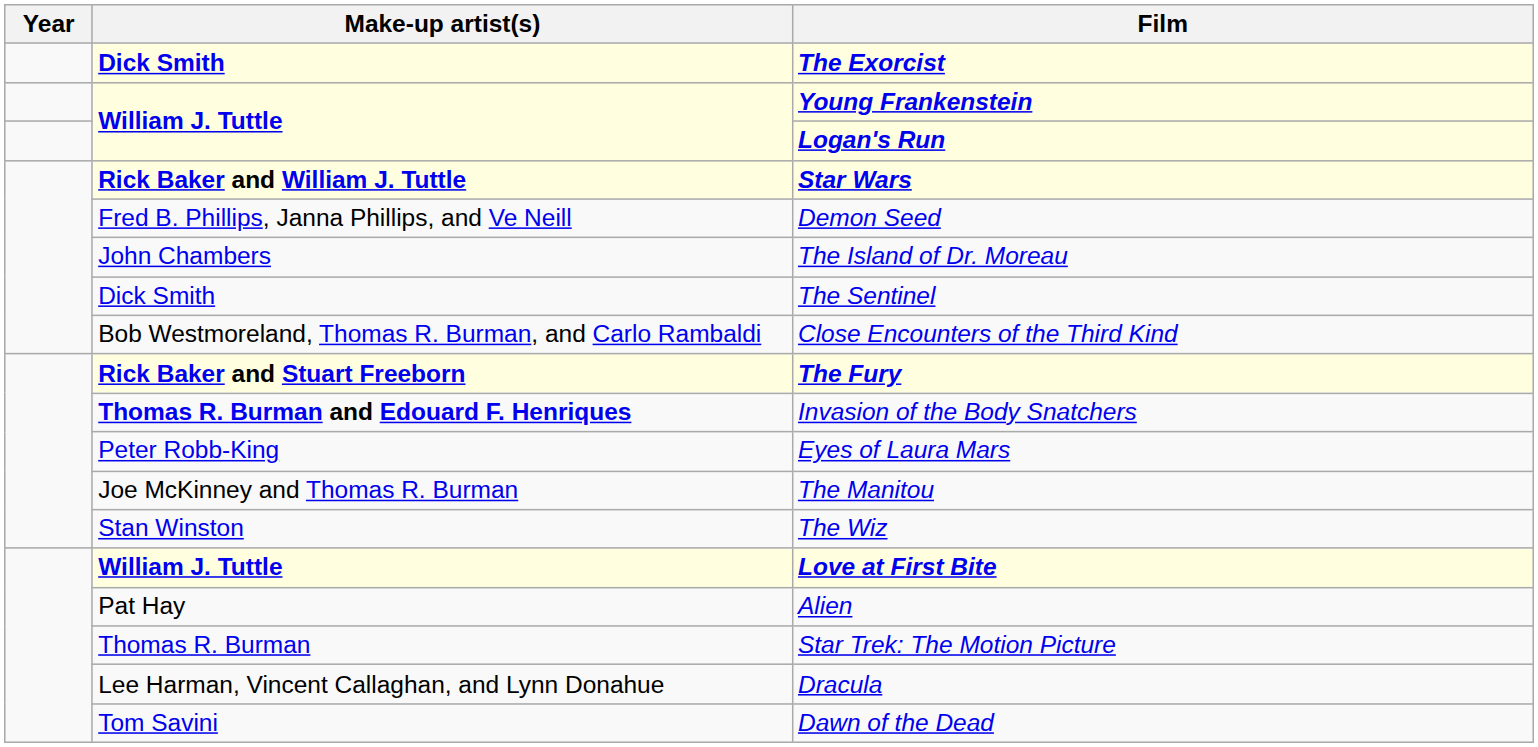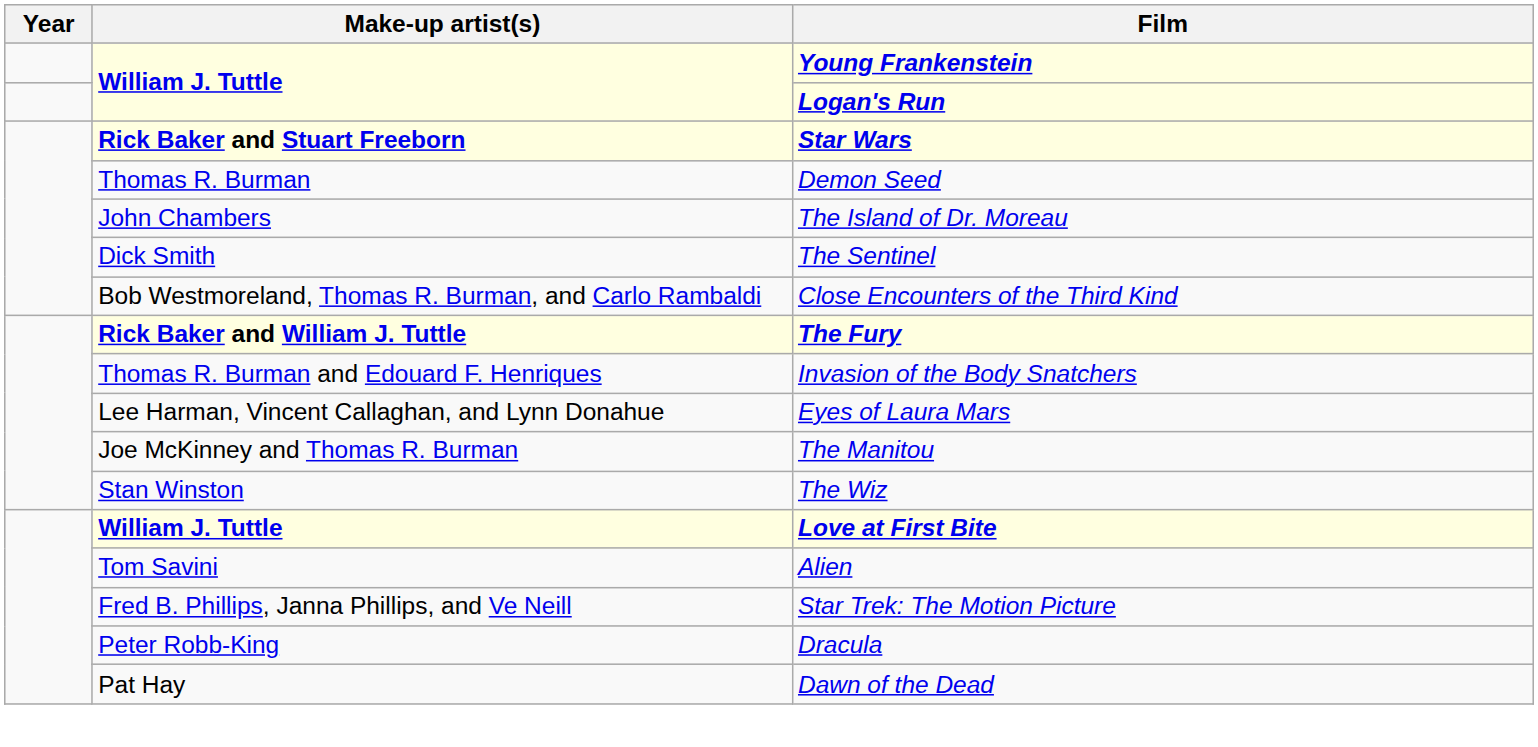- row: (871, 62)
(282, 179) Rick Baker and William J. Tuttle -> (282, 140) Rick Baker and Stuart Freeborn
(335, 218) Fred B. Phillips, Janna Phillips, and Ve Neill -> (204, 179) Thomas R. Burman
(282, 373) Rick Baker and Stuart Freeborn -> (282, 334) Rick Baker and William J. Tuttle
(365, 412) bold -> (350, 373) normal
(189, 450) Peter Robb-King -> (381, 412) Lee Harman, Vincent Callaghan, and Lynn Donahue
(142, 606) Pat Hay -> (158, 567) Tom Savini
(204, 645) Thomas R. Burman -> (335, 606) Fred B. Phillips, Janna Phillips, and Ve Neill
(381, 683) Lee Harman, Vincent Callaghan, and Lynn Donahue -> (189, 645) Peter Robb-King
(158, 722) Tom Savini -> (142, 683) Pat Hay
